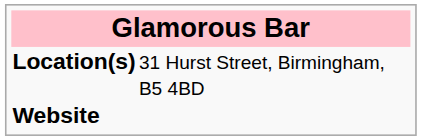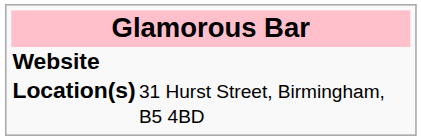rows swapped: (74, 61) <-> (56, 115)
